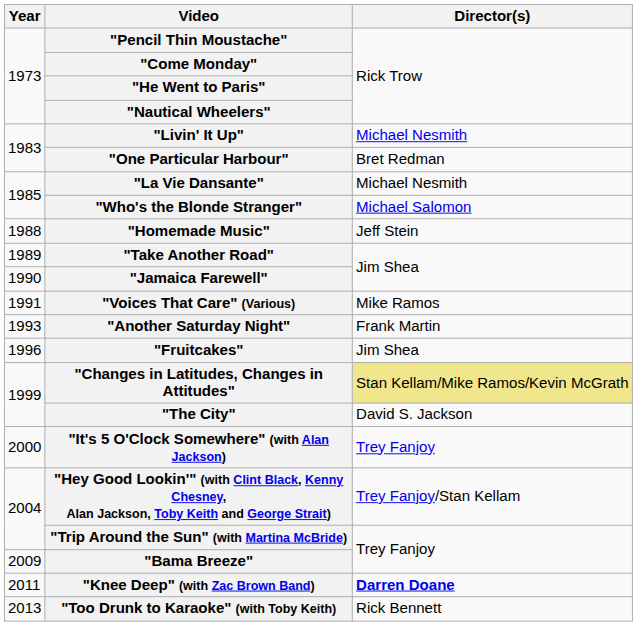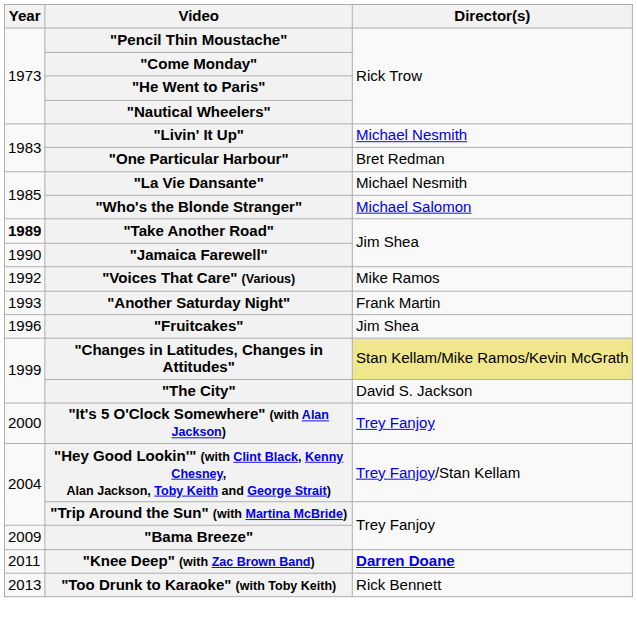- row: (199, 231)
(25, 254) normal -> (25, 231) bold
(25, 302) 1991 -> (25, 278) 1992
